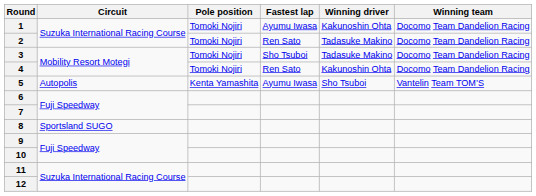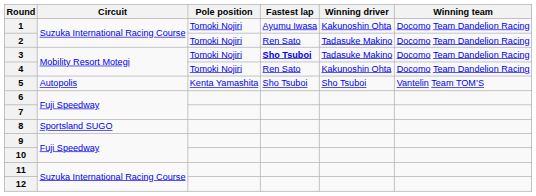(285, 54) normal -> (287, 54) bold
(290, 83) Ayumu Iwasa -> (285, 83) Sho Tsuboi
